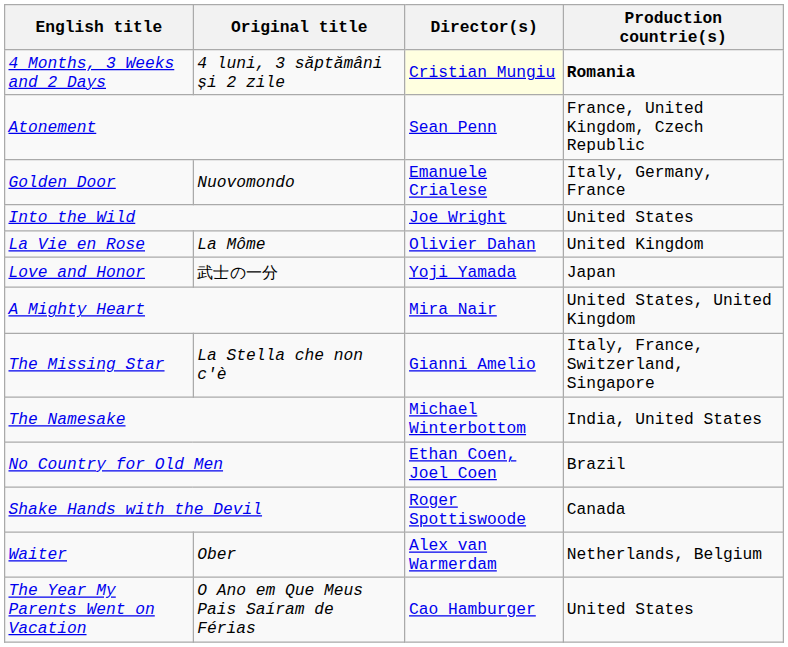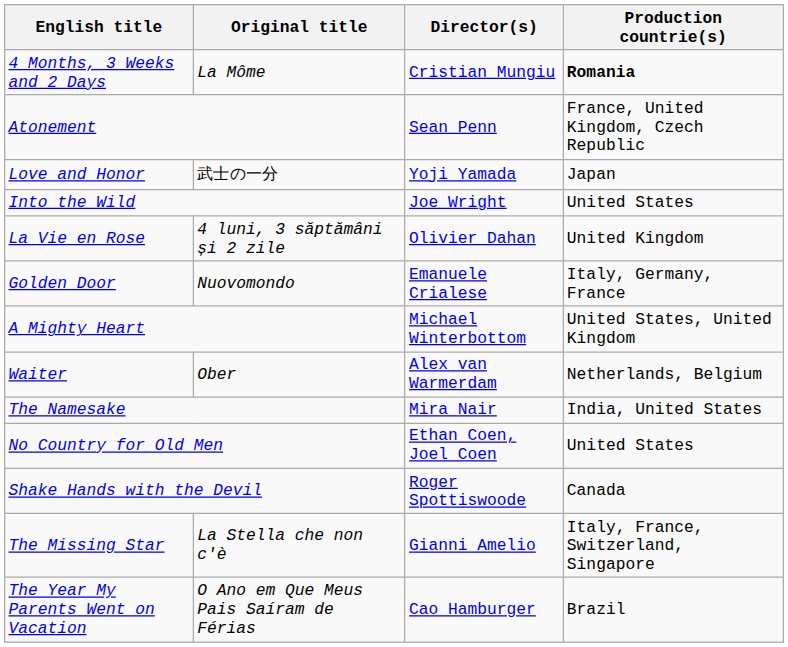(290, 72) 4 luni, 3 săptămâni și 2 zile -> (231, 72) La Môme
(482, 72) lightyellow background -> (482, 72) no background
rows swapped: (62, 182) <-> (77, 272)
(231, 244) La Môme -> (290, 238) 4 luni, 3 săptămâni și 2 zile
(453, 310) Mira Nair -> (468, 329) Michael Winterbottom
rows swapped: (87, 365) <-> (38, 555)
(468, 419) Michael Winterbottom -> (453, 410) Mira Nair
(596, 465) Brazil -> (630, 446) United States
(630, 610) United States -> (596, 610) Brazil
